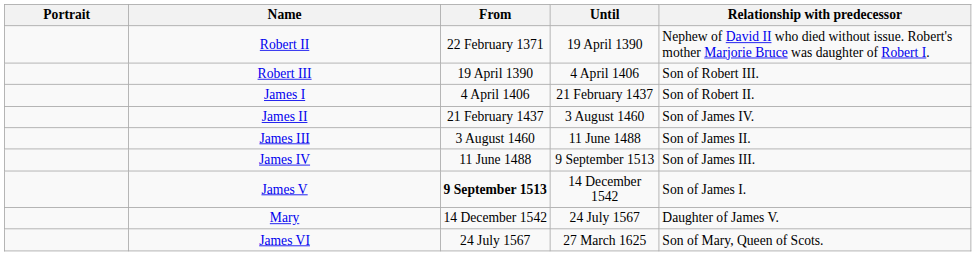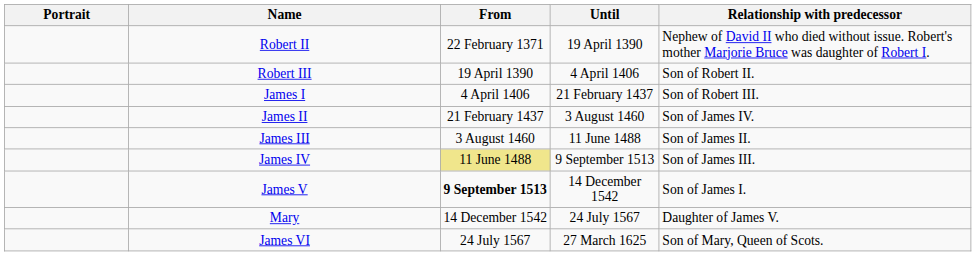(711, 73) Son of Robert III. -> (708, 73) Son of Robert II.
(708, 95) Son of Robert II. -> (711, 95) Son of Robert III.
(495, 159) no background -> (495, 159) khaki background
